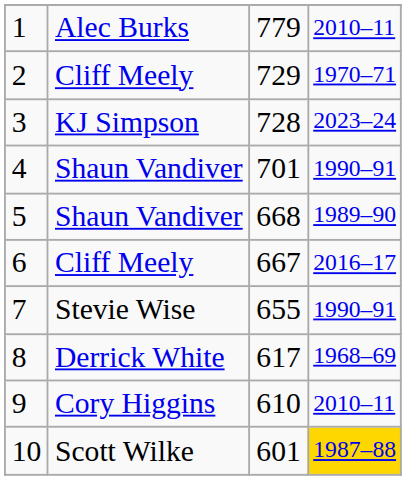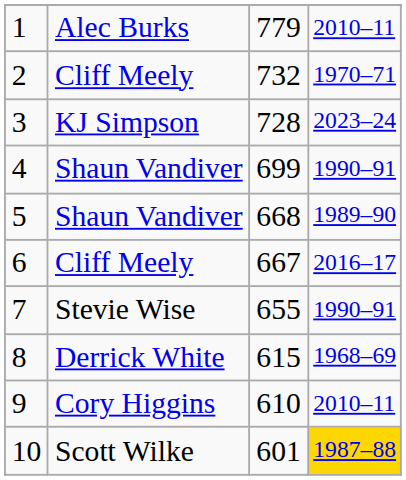(279, 74) 729 -> (279, 74) 732
(279, 168) 701 -> (279, 168) 699
(279, 356) 617 -> (279, 356) 615
